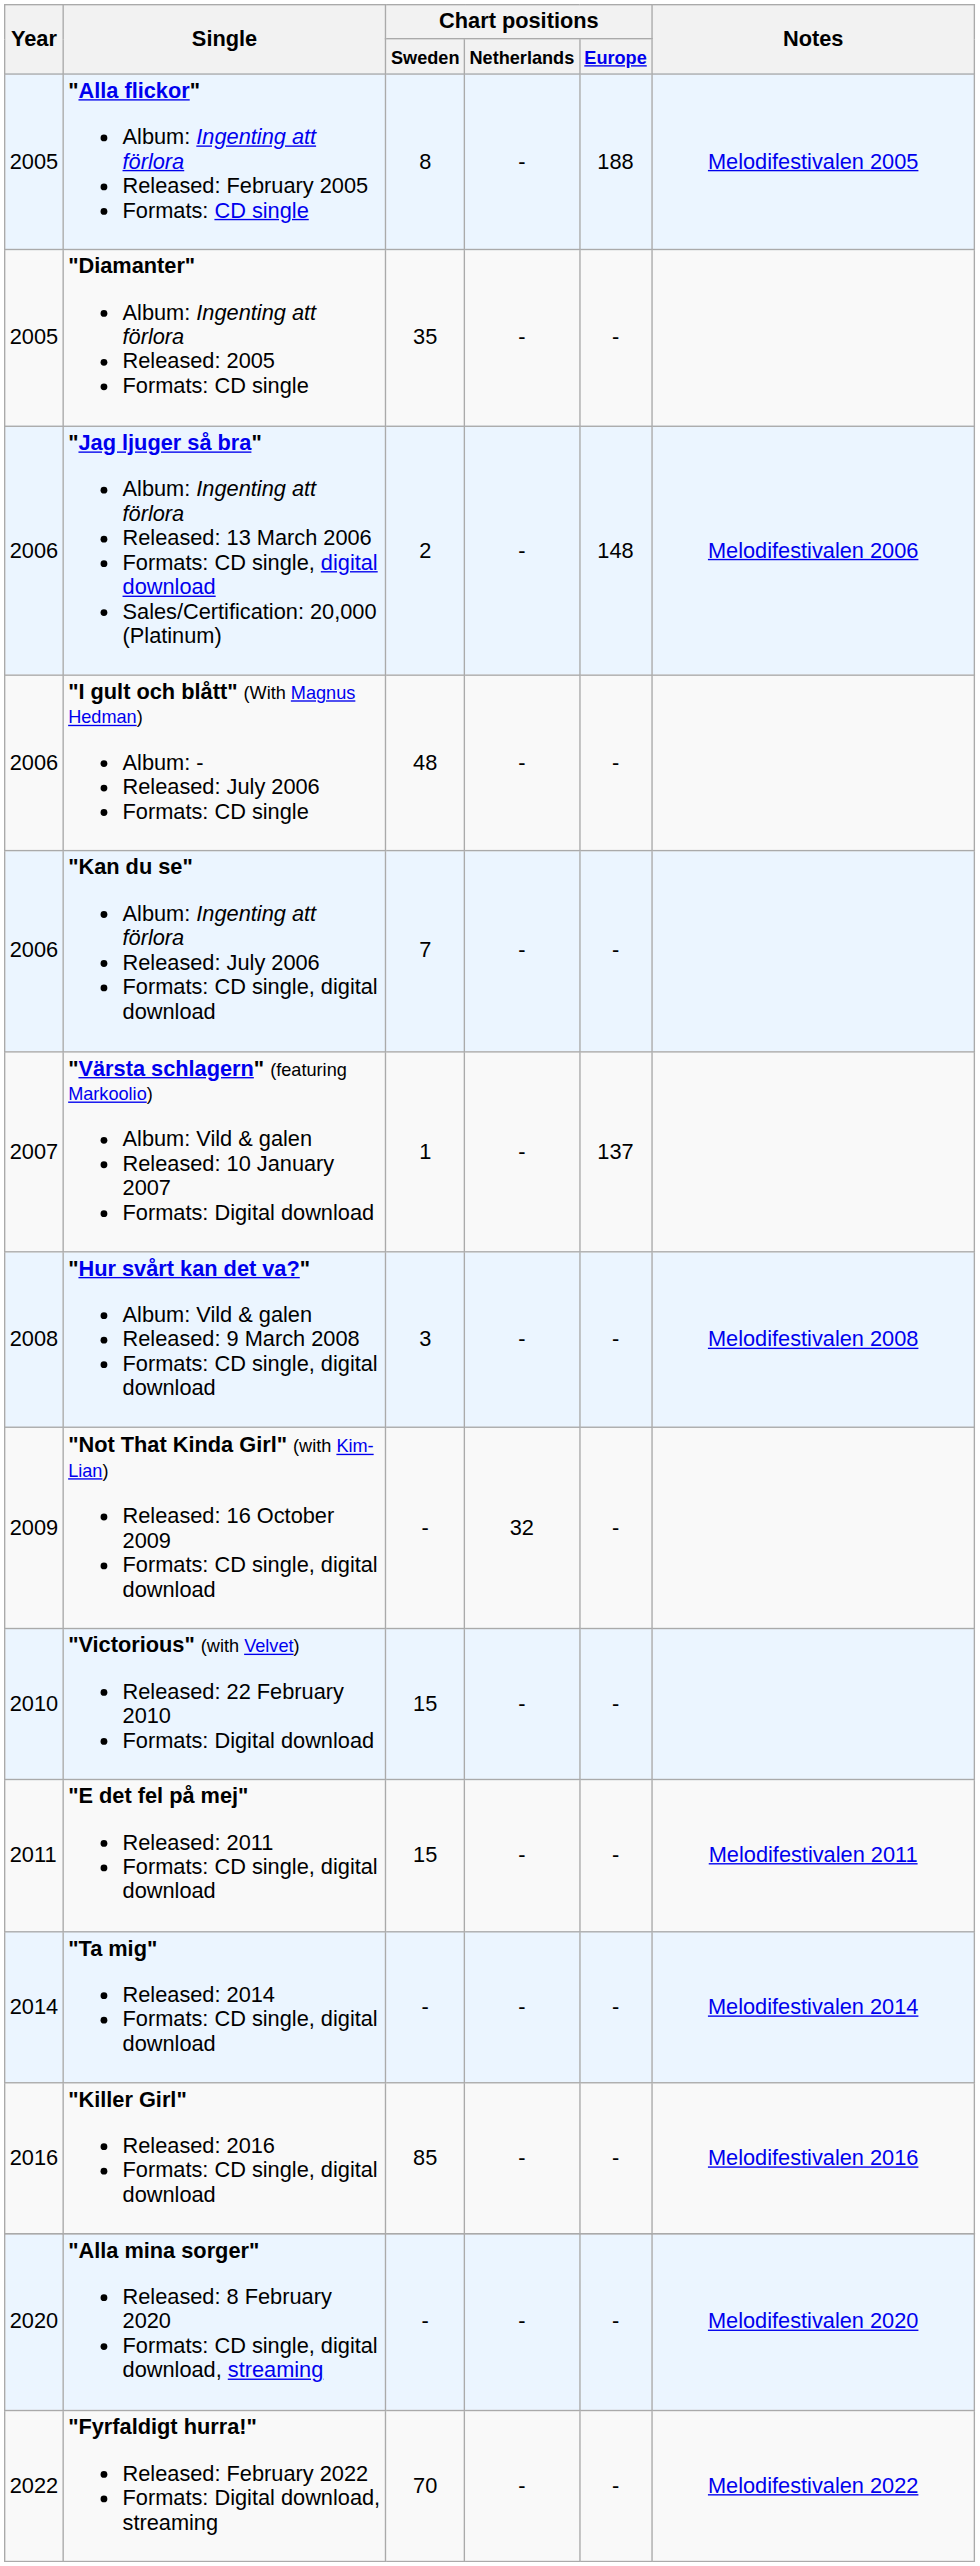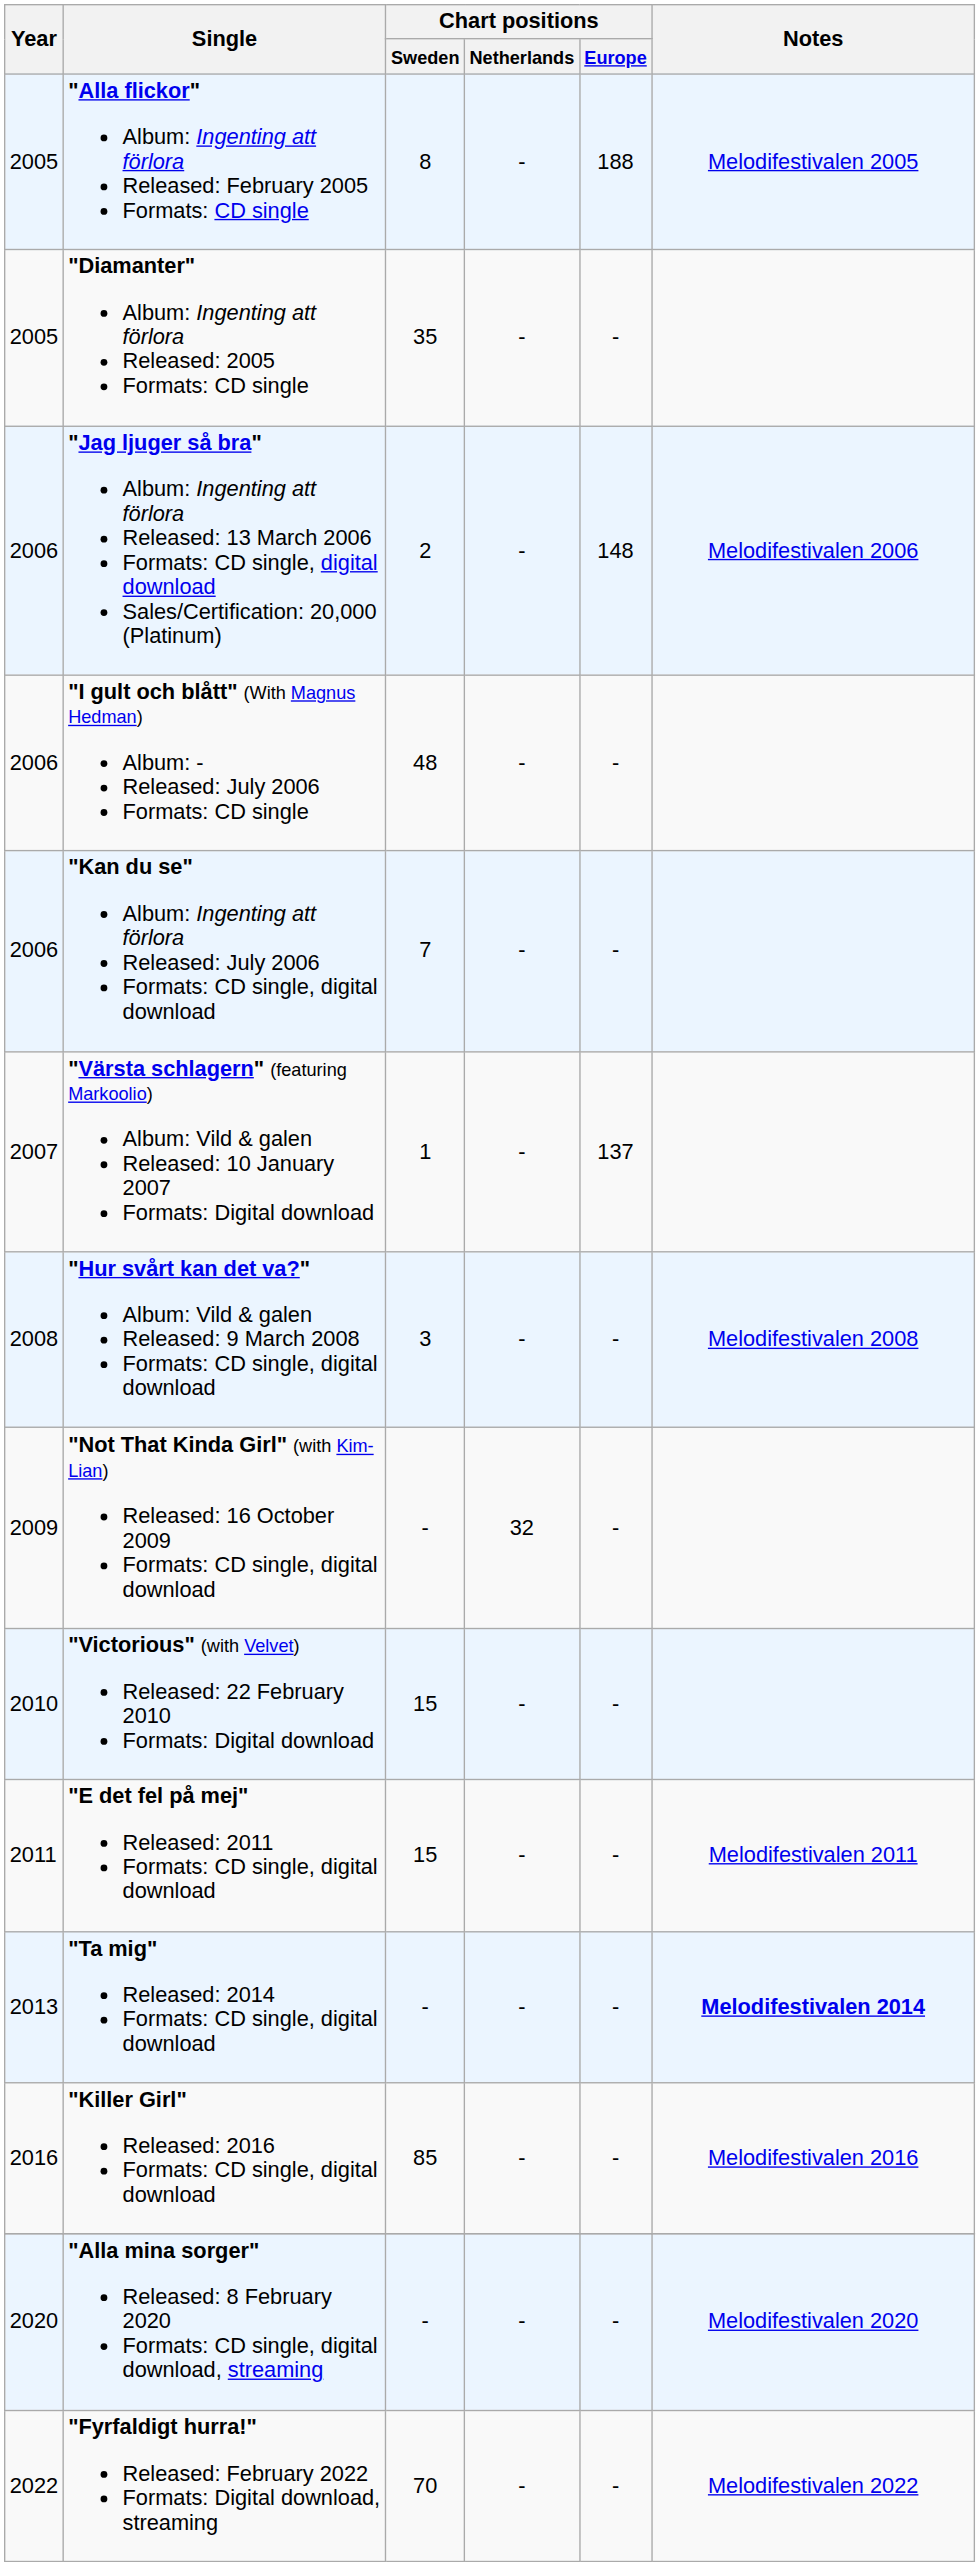(34, 2006) 2014 -> (34, 2006) 2013
(813, 2006) normal -> (813, 2006) bold
